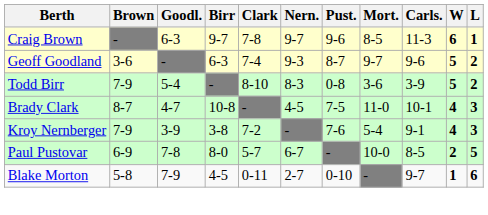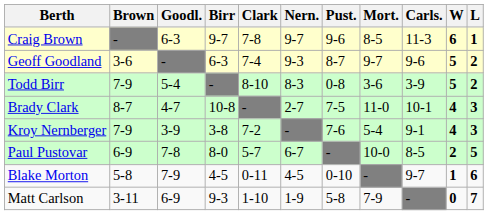(294, 107) 4-5 -> (294, 107) 2-7
(294, 175) 2-7 -> (294, 175) 4-5
+ row: (46, 198)
